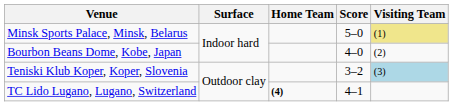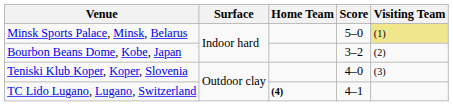(354, 52) 4–0 -> (354, 52) 3–2
(354, 71) 3–2 -> (354, 71) 4–0
(380, 72) lightblue background -> (380, 72) no background
